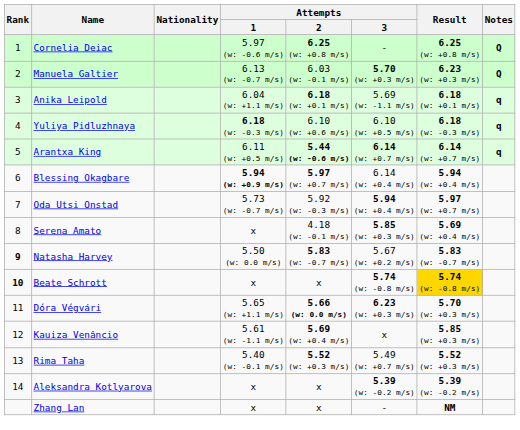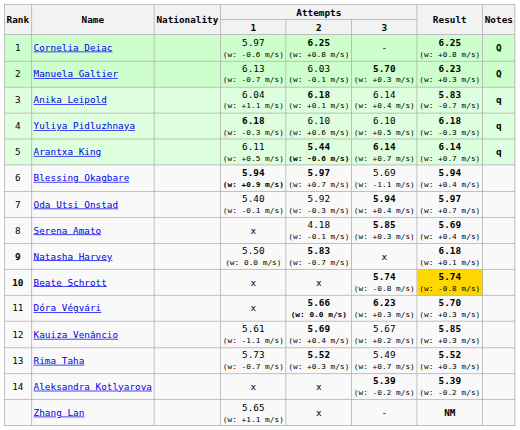(384, 100) 5.69 (w: -1.1 m/s) -> (384, 100) 6.14 (w: +0.4 m/s)
(450, 100) 6.18 (w: +0.1 m/s) -> (450, 100) 5.83 (w: -0.7 m/s)
(384, 178) 6.14 (w: +0.4 m/s) -> (384, 178) 5.69 (w: -1.1 m/s)
(253, 204) 5.73 (w: -0.7 m/s) -> (253, 204) 5.40 (w: -0.1 m/s)
(384, 256) 5.67 (w: +0.2 m/s) -> (384, 256) x
(450, 256) 5.83 (w: -0.7 m/s) -> (450, 256) 6.18 (w: +0.1 m/s)
(253, 308) 5.65 (w: +1.1 m/s) -> (253, 308) x
(384, 335) x -> (384, 335) 5.67 (w: +0.2 m/s)
(253, 361) 5.40 (w: -0.1 m/s) -> (253, 361) 5.73 (w: -0.7 m/s)
(253, 407) x -> (253, 413) 5.65 (w: +1.1 m/s)
